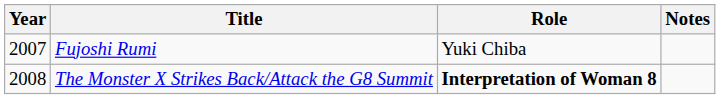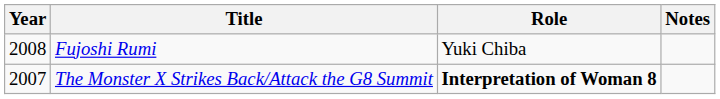(28, 49) 2007 -> (28, 49) 2008
(28, 78) 2008 -> (28, 78) 2007
